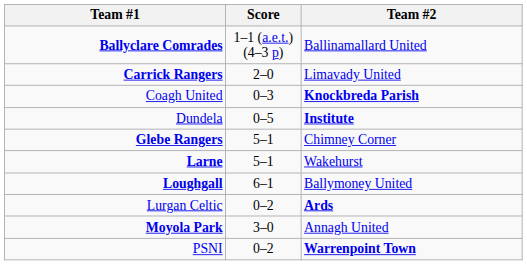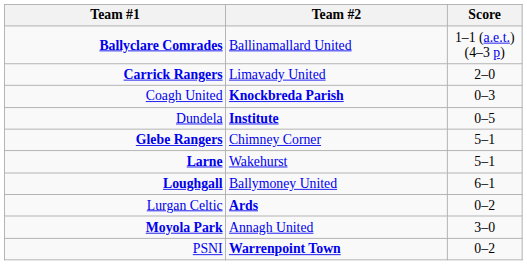columns swapped: (263, 15) <-> (412, 15)
